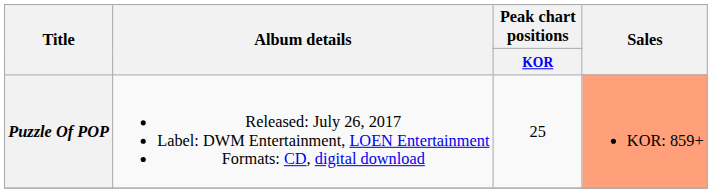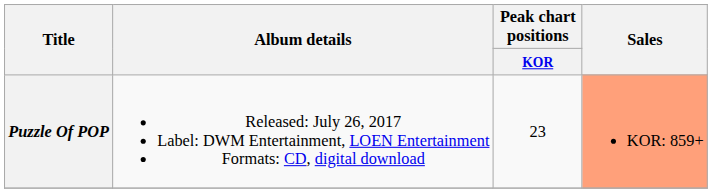(538, 131) 25 -> (538, 131) 23
